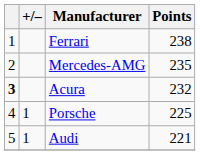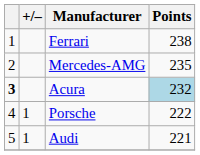(180, 89) no background -> (180, 89) lightblue background
(180, 114) 225 -> (180, 114) 222
